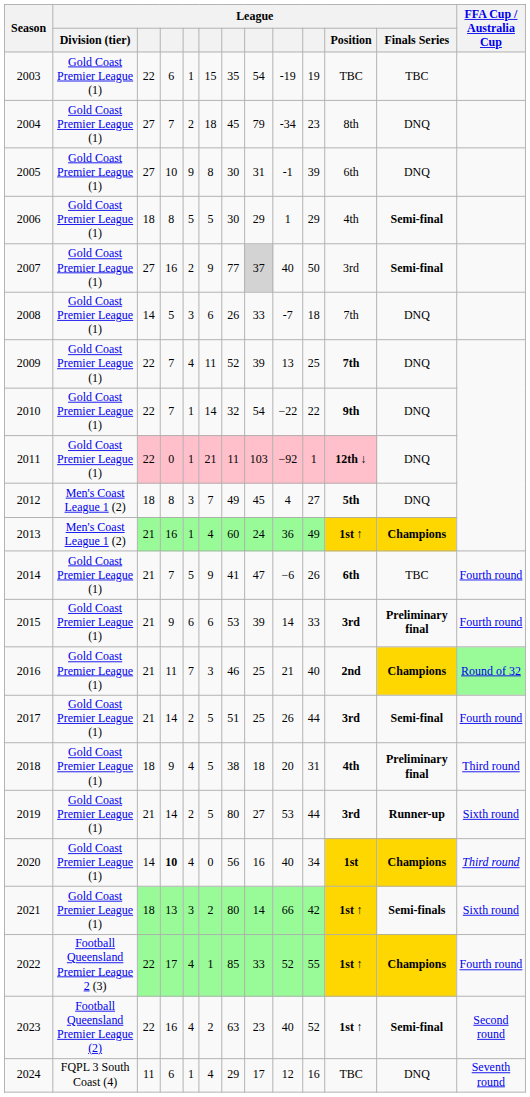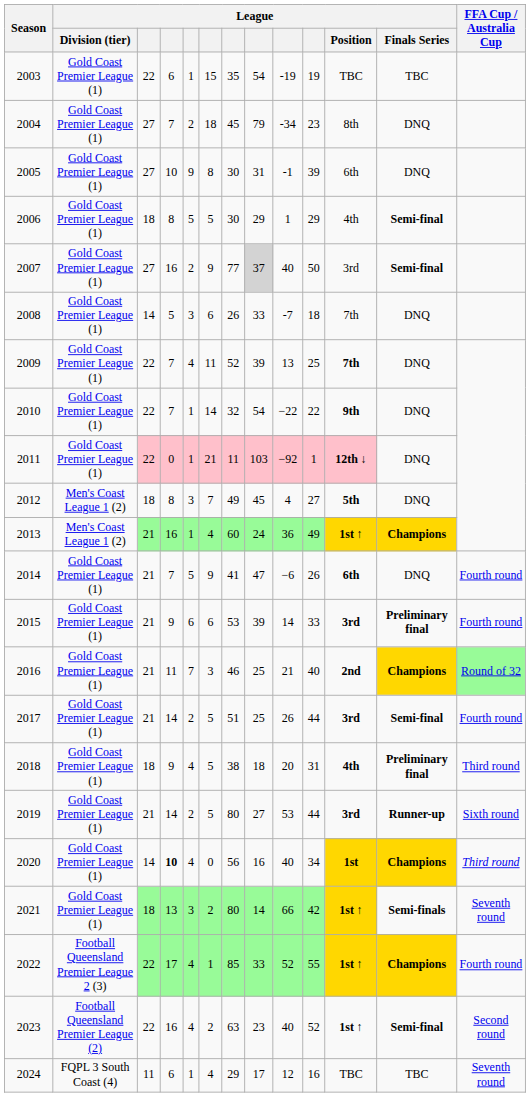(417, 574) TBC -> (417, 574) DNQ
(491, 910) Sixth round -> (491, 910) Seventh round
(417, 1074) DNQ -> (417, 1074) TBC
